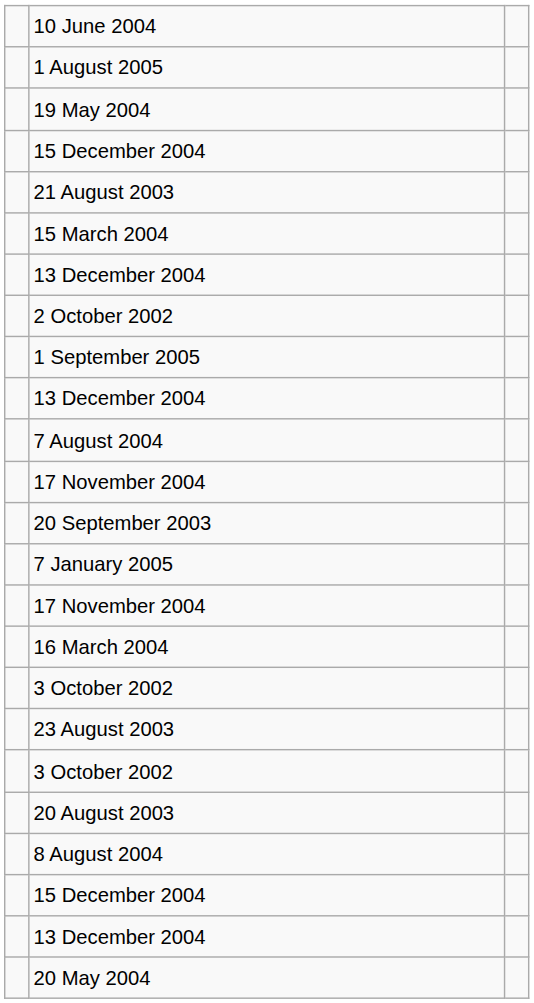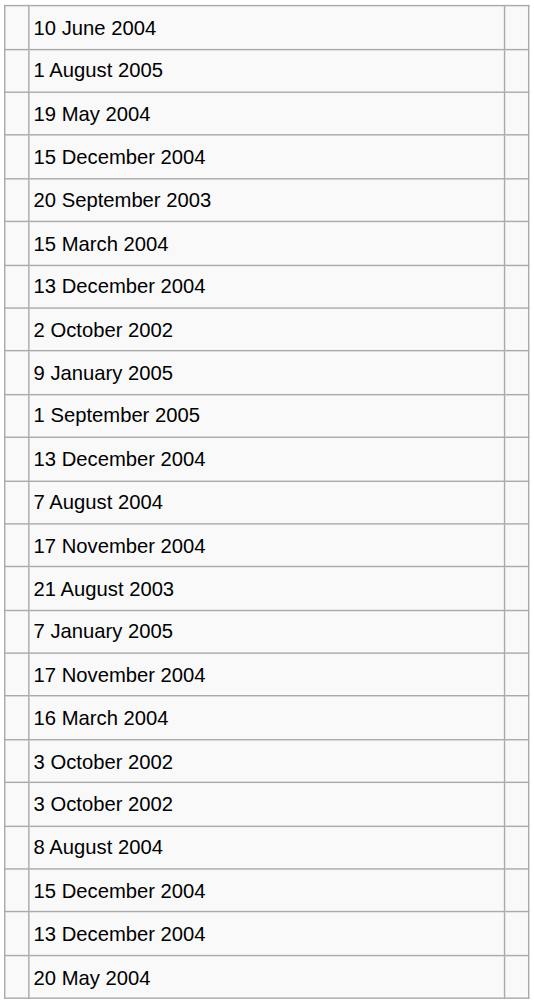rows swapped: (17, 192) <-> (17, 523)
+ row: (17, 373)
- row: (17, 730)
- row: (17, 812)
